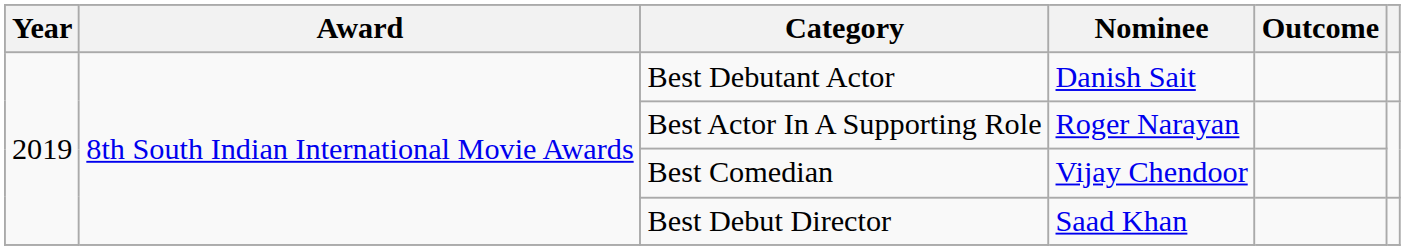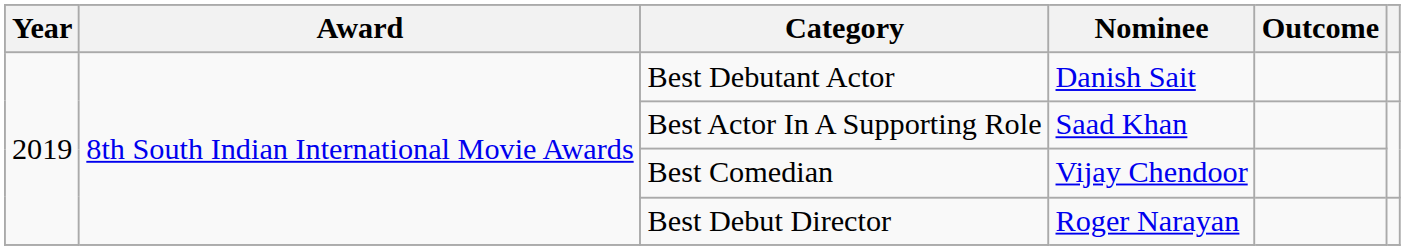(1147, 124) Roger Narayan -> (1121, 124) Saad Khan
(1121, 220) Saad Khan -> (1147, 220) Roger Narayan
